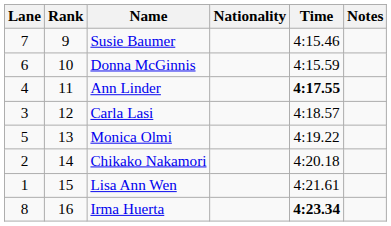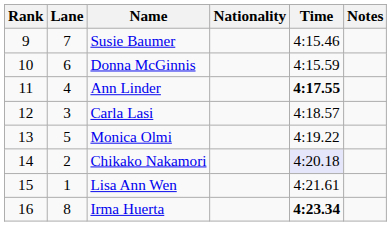columns swapped: (66, 16) <-> (24, 16)
(317, 161) no background -> (317, 161) lavender background
